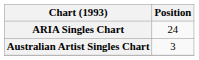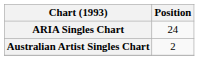(173, 47) 3 -> (173, 47) 2
